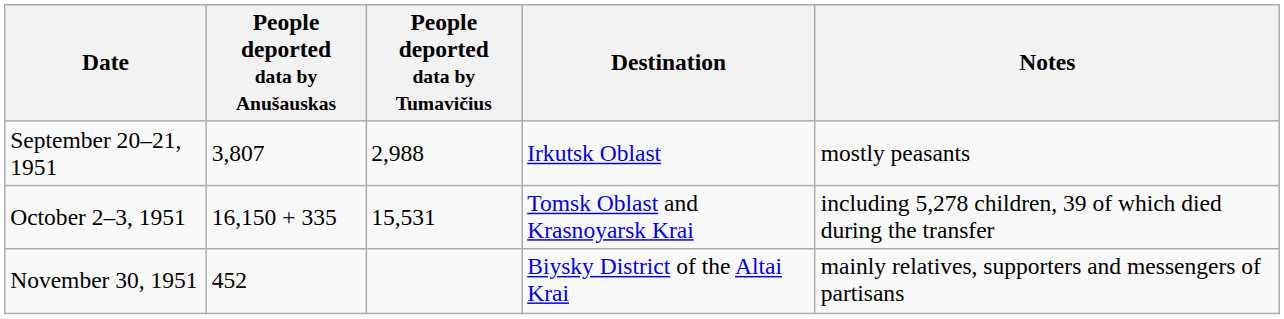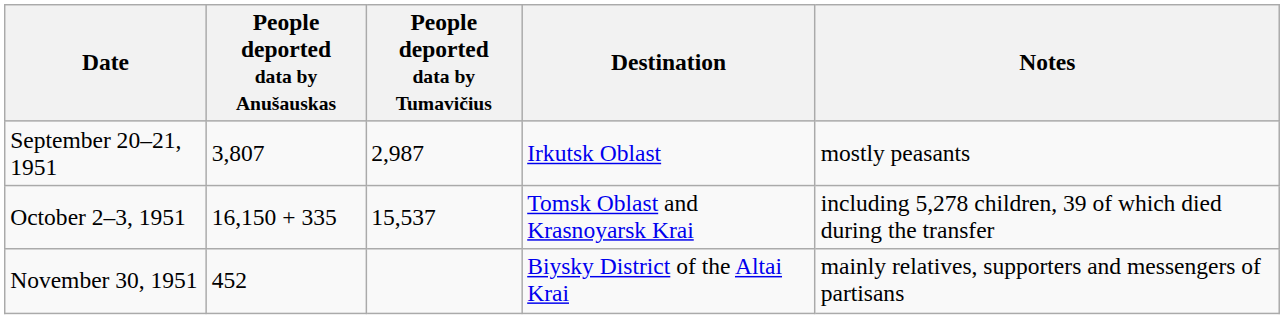(398, 153) 2,988 -> (398, 153) 2,987
(404, 216) 15,531 -> (404, 216) 15,537
